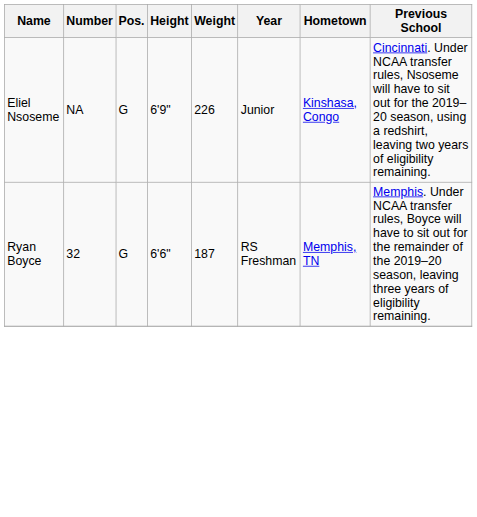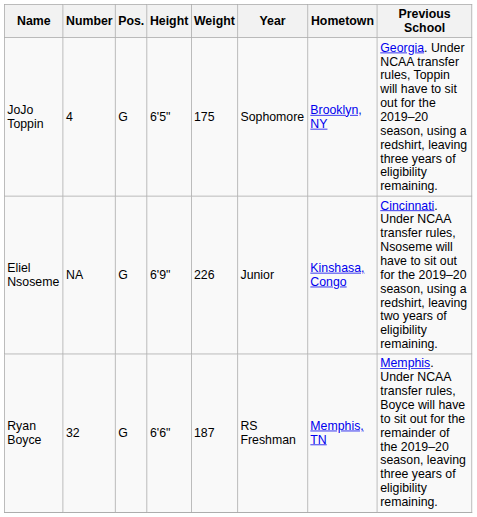+ row: (25, 116)
